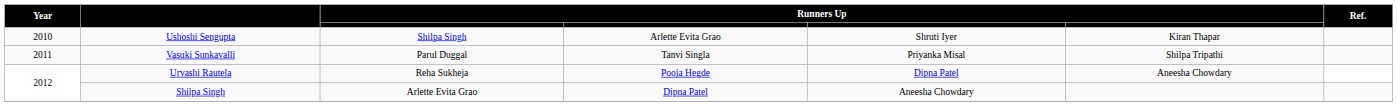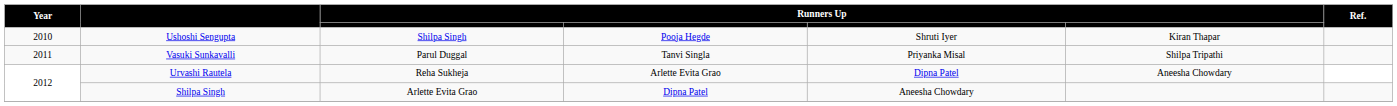(686, 36) Arlette Evita Grao -> (686, 36) Pooja Hegde
(686, 73) Pooja Hegde -> (686, 73) Arlette Evita Grao
